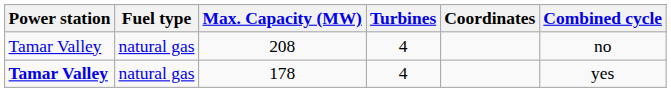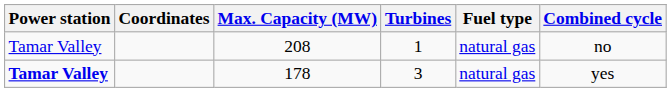columns swapped: (490, 18) <-> (156, 18)
(403, 45) 4 -> (418, 45) 1
(403, 73) 4 -> (418, 73) 3
